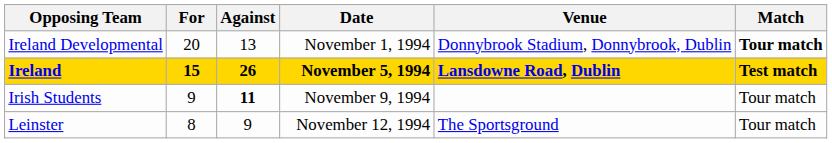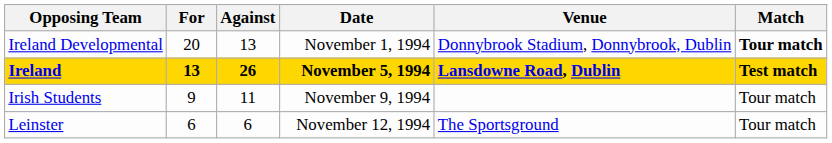(192, 71) 15 -> (192, 71) 13
(248, 97) bold -> (248, 97) normal
(192, 124) 8 -> (192, 124) 6
(248, 124) 9 -> (248, 124) 6
